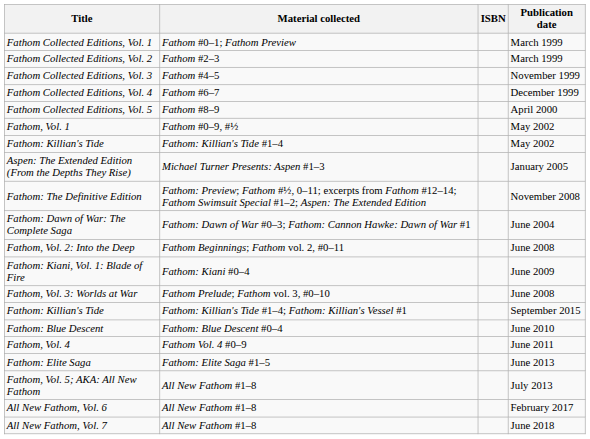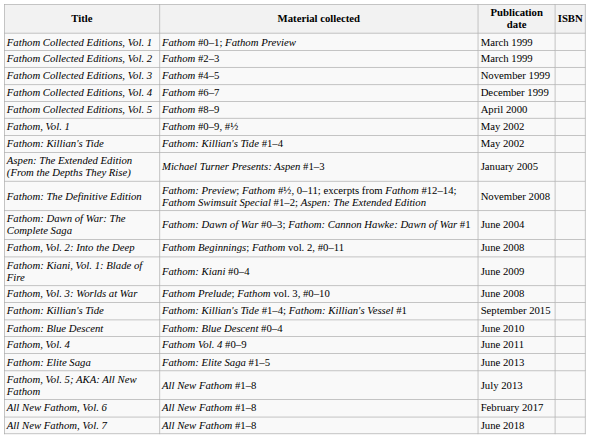columns swapped: (547, 19) <-> (493, 19)
